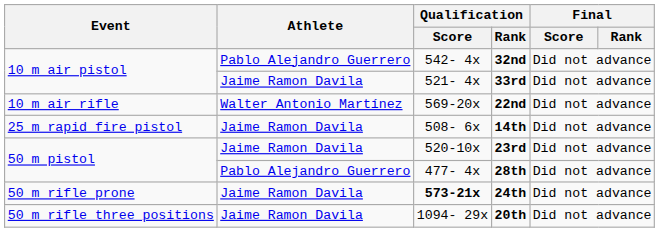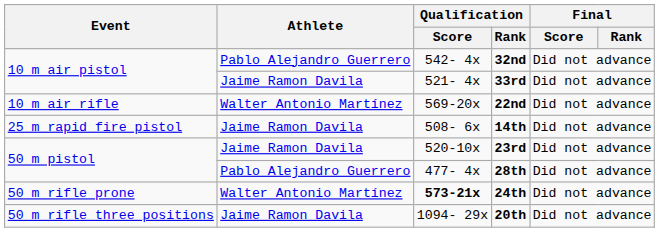(292, 193) Jaime Ramon Davila -> (311, 193) Walter Antonio Martínez
